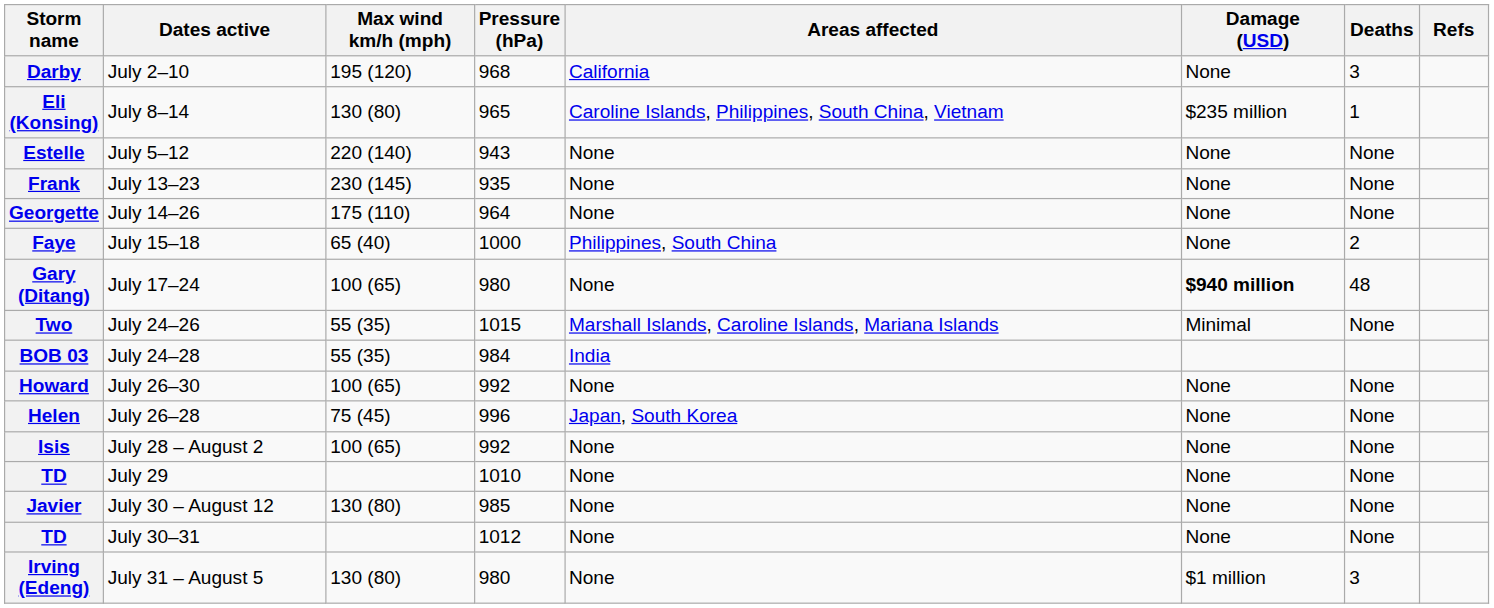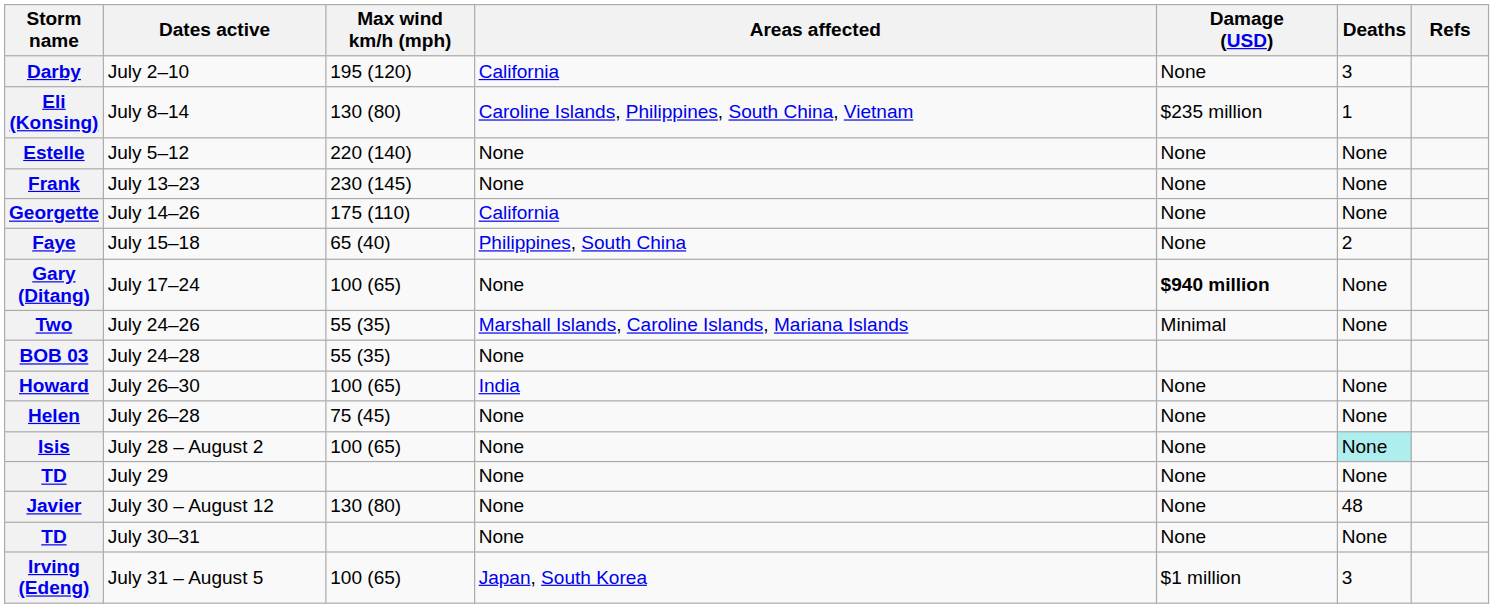- column: (519, 30)
(592, 213) None -> (519, 213) California
(1360, 284) 48 -> (1364, 284) None
(590, 355) India -> (501, 355) None
(592, 385) None -> (499, 385) India
(653, 416) Japan, South Korea -> (501, 416) None
(1372, 446) no background -> (1364, 446) paleturquoise background
(1372, 506) None -> (1352, 506) 48
(366, 577) 130 (80) -> (366, 577) 100 (65)
(592, 577) None -> (563, 577) Japan, South Korea
